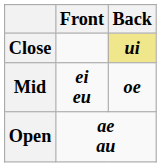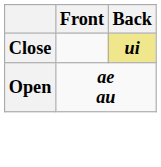- row: (30, 87)
